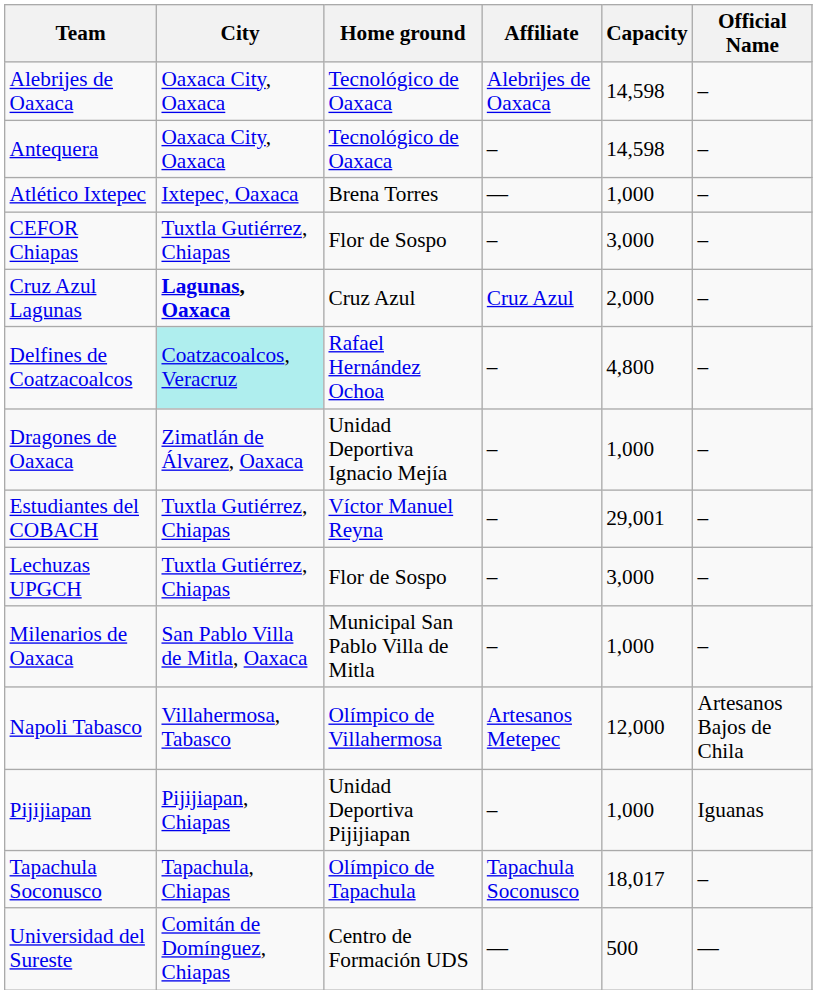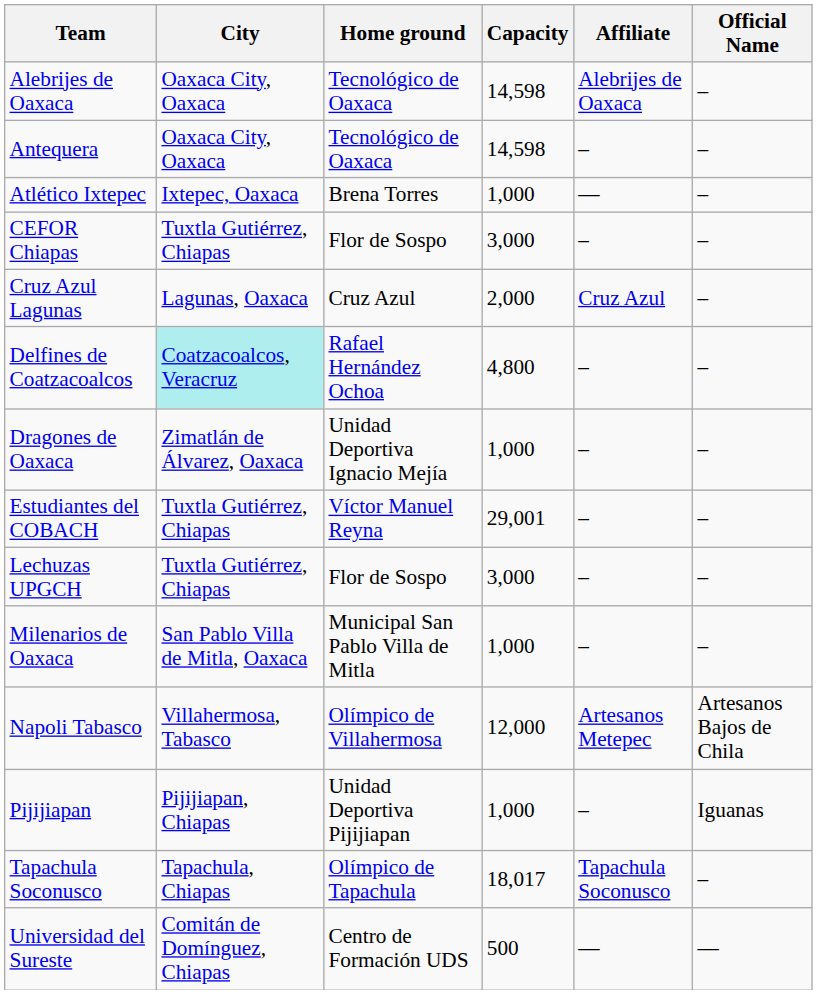columns swapped: (647, 33) <-> (542, 33)
(203, 297) bold -> (235, 297) normal
